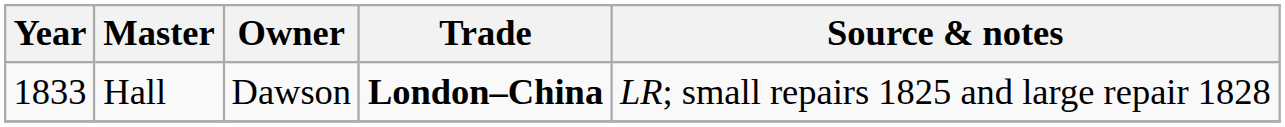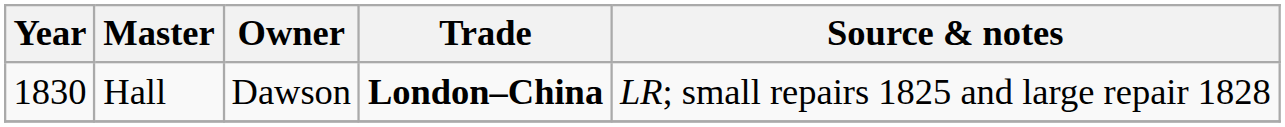(50, 91) 1833 -> (50, 91) 1830
